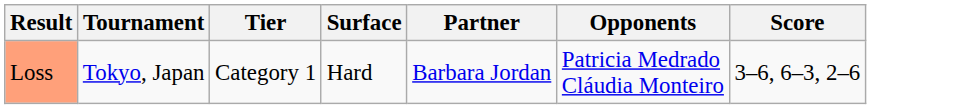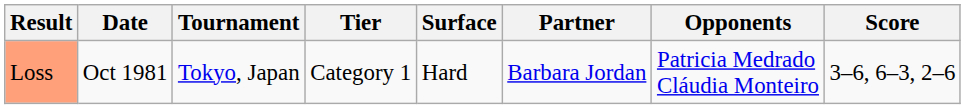+ column: (125, 22)
